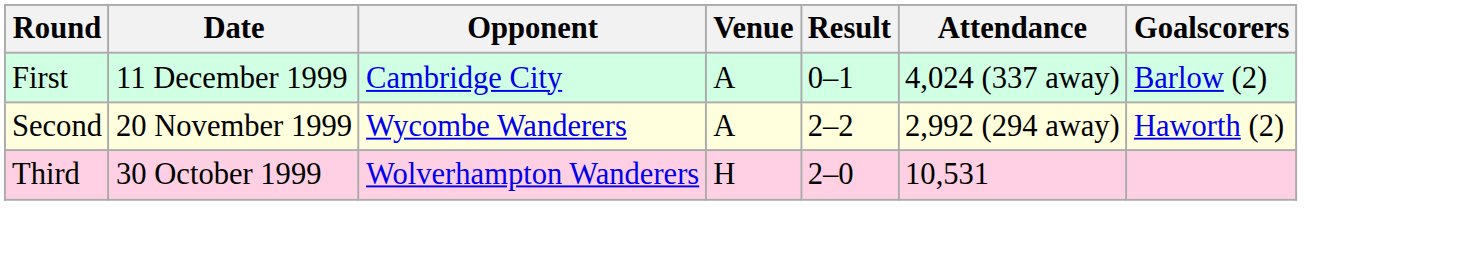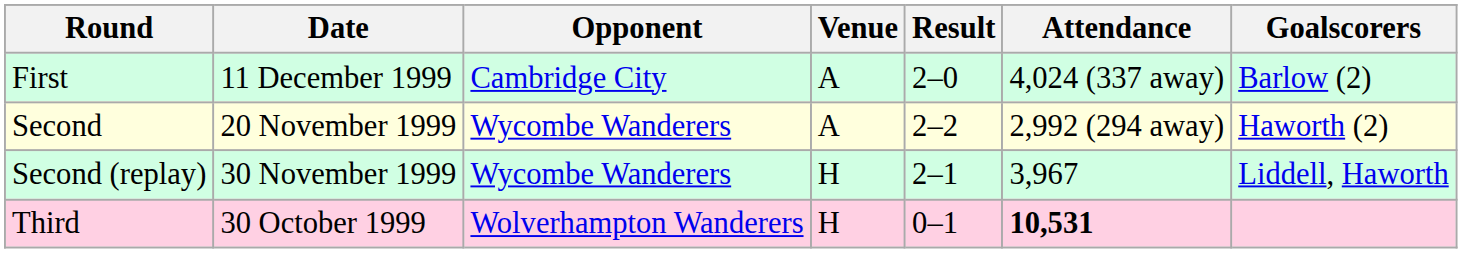(831, 77) 0–1 -> (935, 77) 2–0
+ row: (109, 174)
(831, 174) 2–0 -> (935, 222) 0–1
(947, 174) normal -> (1051, 222) bold
